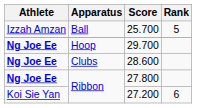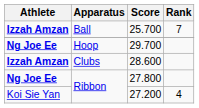(36, 29) normal -> (38, 29) bold
(176, 29) 5 -> (179, 29) 7
(32, 62) Ng Joe Ee -> (38, 62) Izzah Amzan
(176, 95) 6 -> (179, 95) 4
